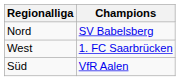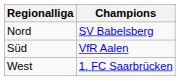rows swapped: (17, 66) <-> (20, 48)
